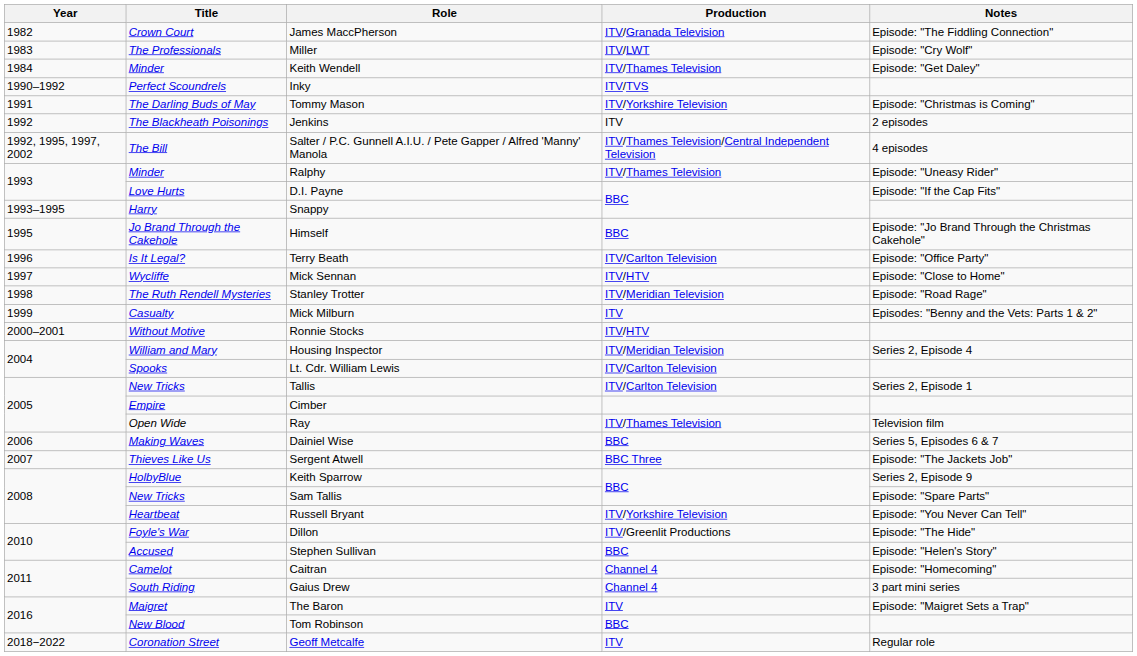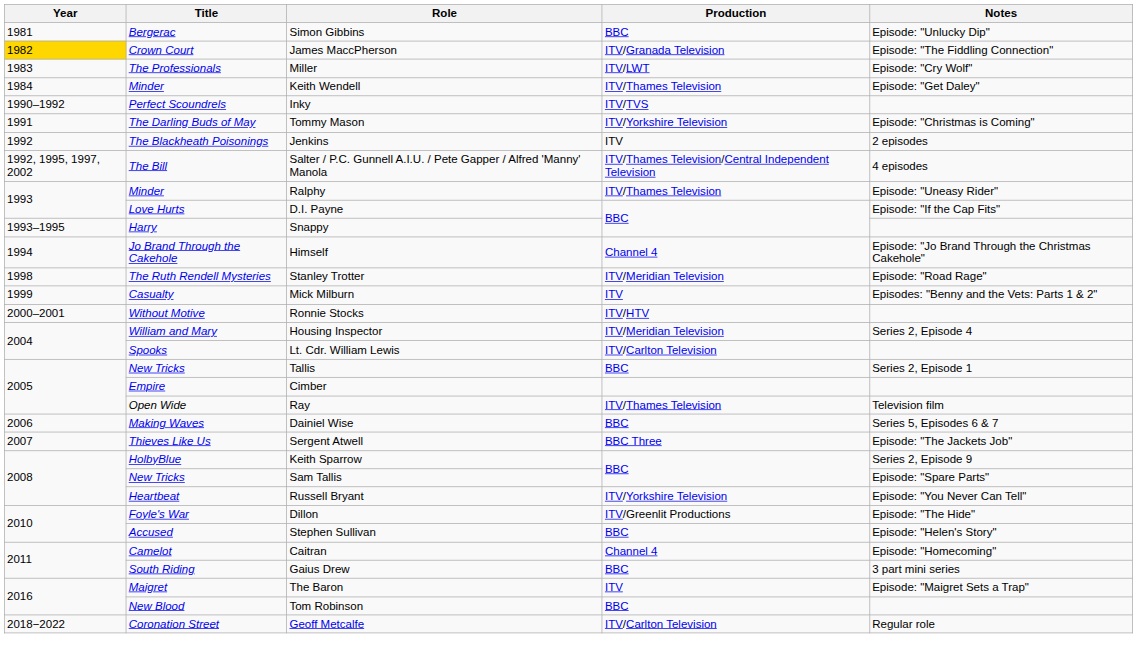+ row: (327, 31)
(20, 31) no background -> (20, 50) gold background
(20, 234) 1995 -> (20, 252) 1994
(617, 234) BBC -> (631, 252) Channel 4
- row: (319, 258)
- row: (323, 277)
(661, 386) ITV/Carlton Television -> (617, 368) BBC
(631, 587) Channel 4 -> (617, 569) BBC
(614, 642) ITV -> (661, 624) ITV/Carlton Television
